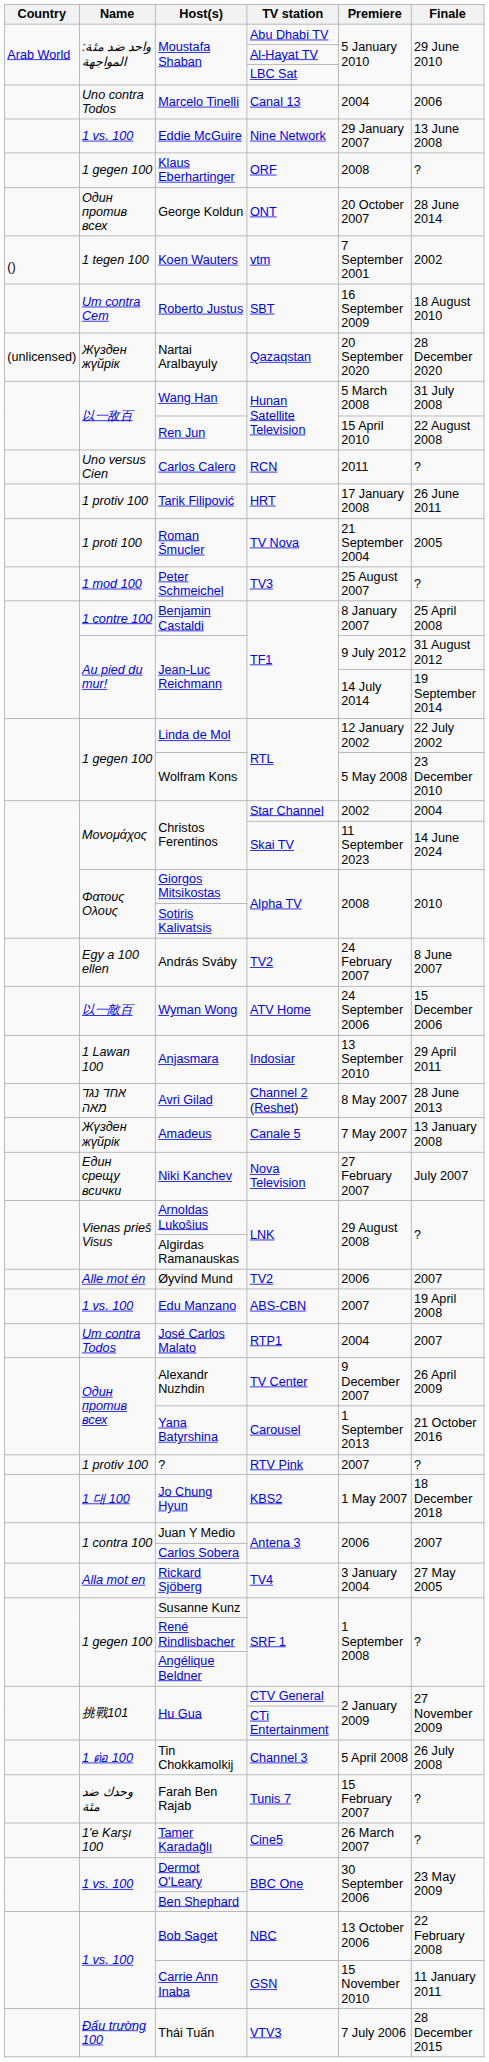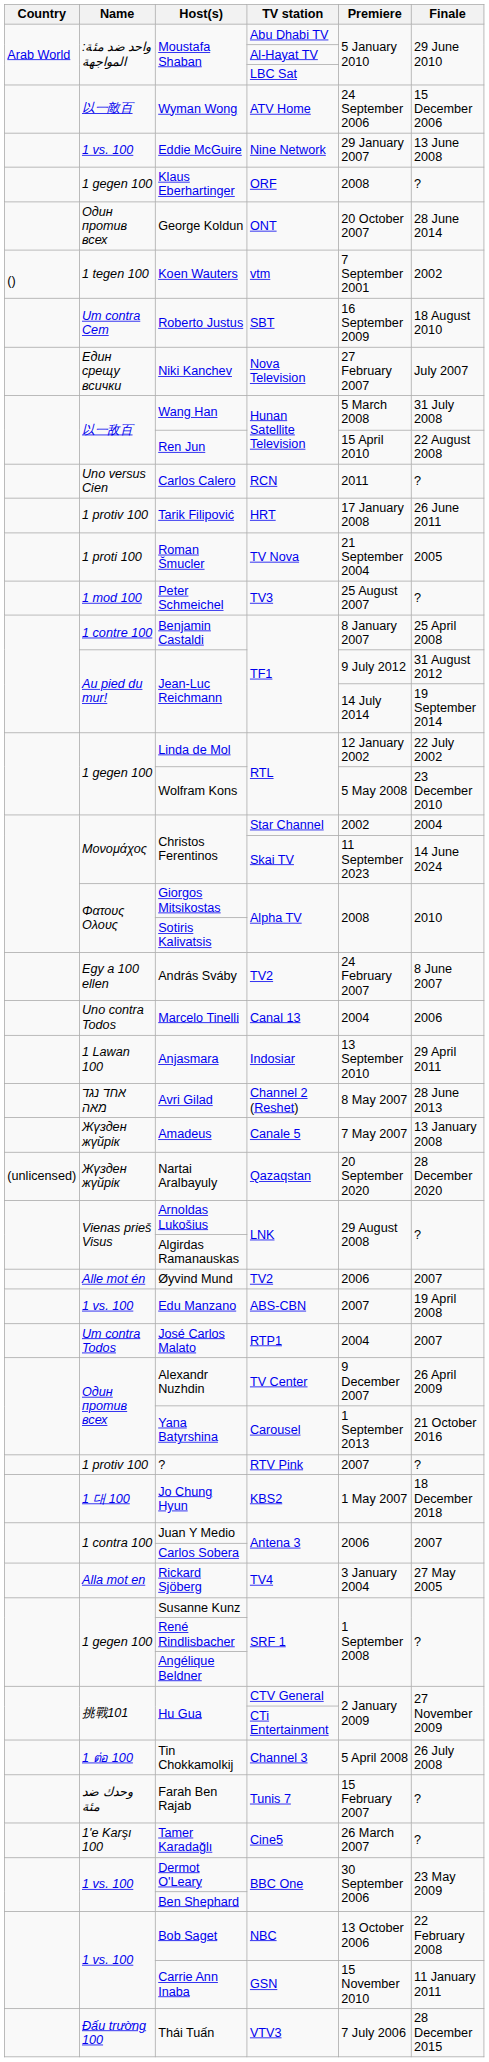rows swapped: (199, 101) <-> (198, 1010)
rows swapped: (195, 1176) <-> (188, 357)
